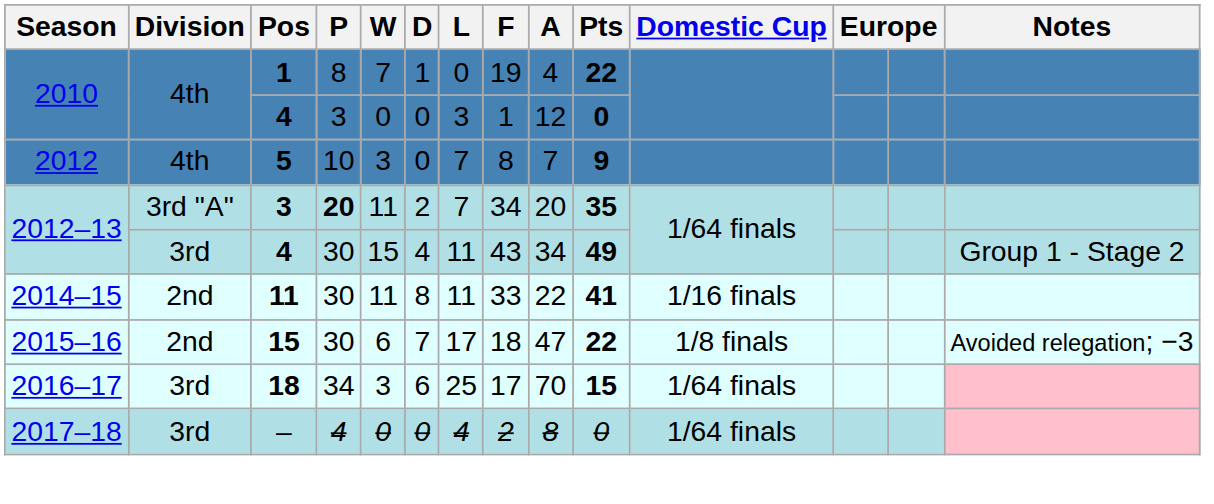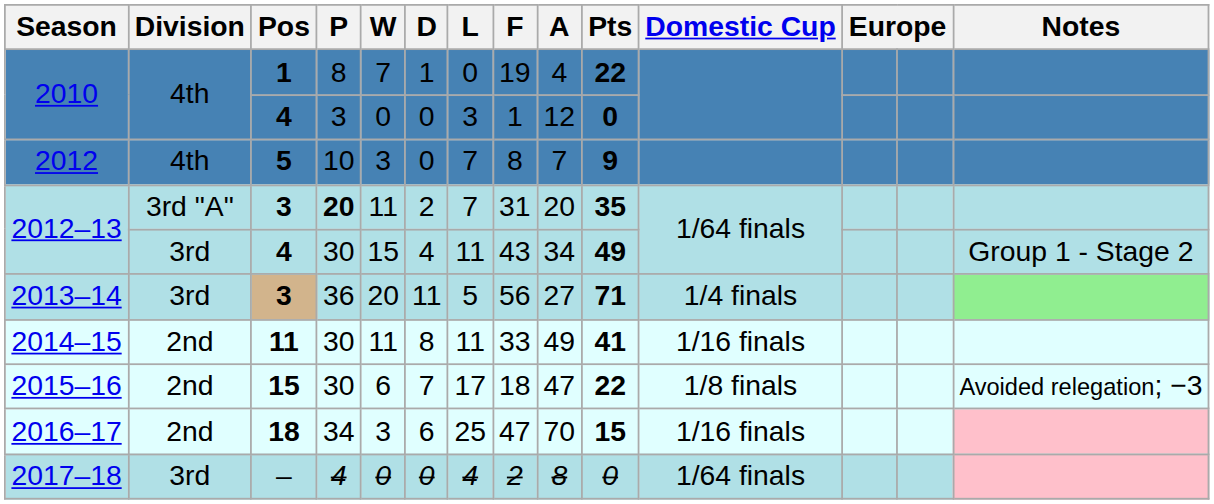(506, 206) 34 -> (515, 206) 31
+ row: (67, 296)
(550, 296) 22 -> (559, 341) 49
(190, 386) 3rd -> (190, 431) 2nd
(506, 386) 17 -> (515, 431) 47
(732, 386) 1/64 finals -> (740, 431) 1/16 finals
